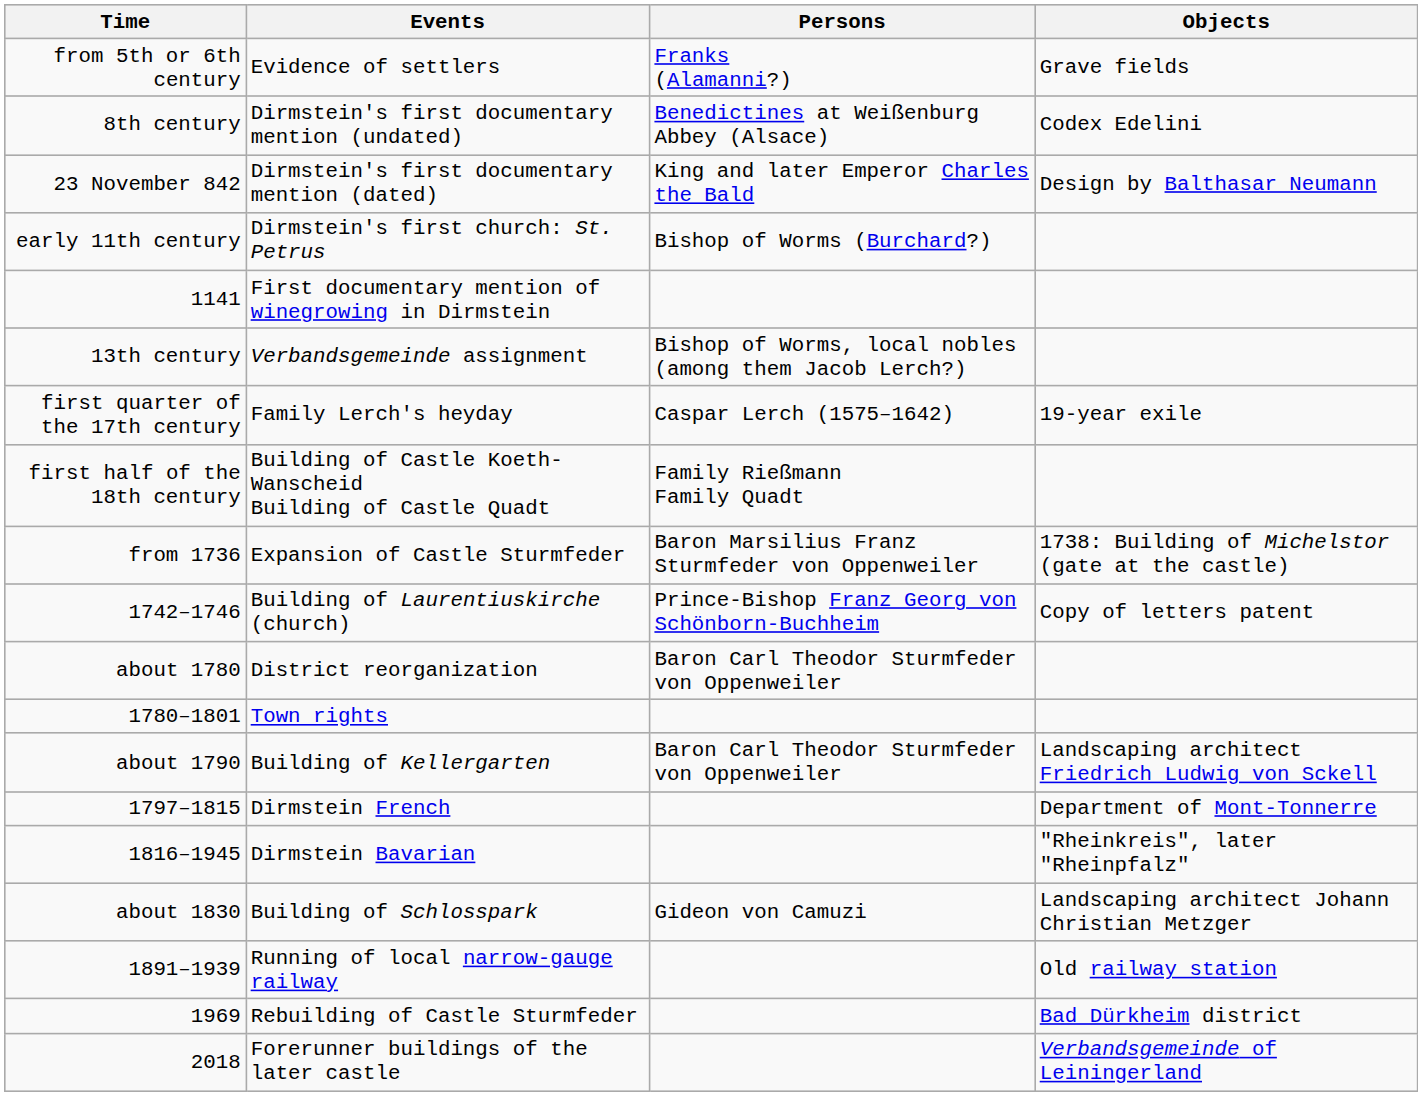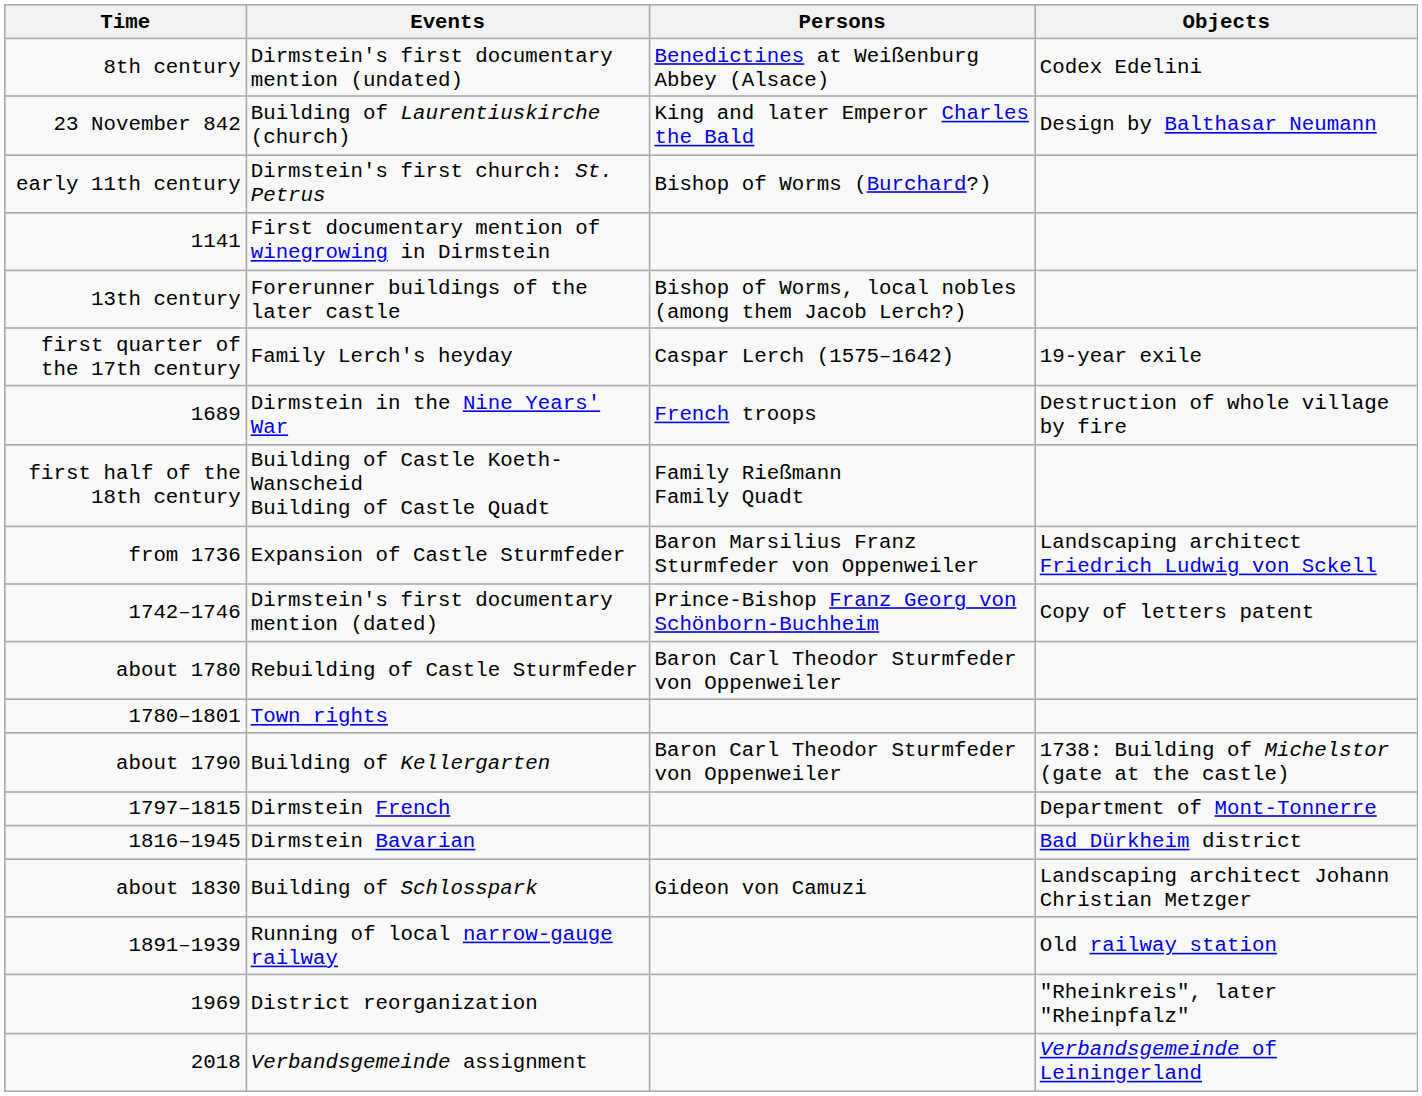- row: (147, 68)
(432, 183) Dirmstein's first documentary mention (dated) -> (425, 126) Building of Laurentiuskirche (church)
(419, 357) Verbandsgemeinde assignment -> (419, 299) Forerunner buildings of the later castle
+ row: (216, 415)
(1214, 555) 1738: Building of Michelstor (gate at the castle) -> (1208, 555) Landscaping architect Friedrich Ludwig von Sckell
(425, 613) Building of Laurentiuskirche (church) -> (432, 613) Dirmstein's first documentary mention (dated)
(394, 671) District reorganization -> (444, 671) Rebuilding of Castle Sturmfeder
(1208, 762) Landscaping architect Friedrich Ludwig von Sckell -> (1214, 762) 1738: Building of Michelstor (gate at the castle)
(1158, 854) "Rheinkreis", later "Rheinpfalz" -> (1171, 842) Bad Dürkheim district
(444, 1016) Rebuilding of Castle Sturmfeder -> (394, 1004) District reorganization
(1171, 1016) Bad Dürkheim district -> (1158, 1004) "Rheinkreis", later "Rheinpfalz"
(419, 1062) Forerunner buildings of the later castle -> (419, 1062) Verbandsgemeinde assignment
